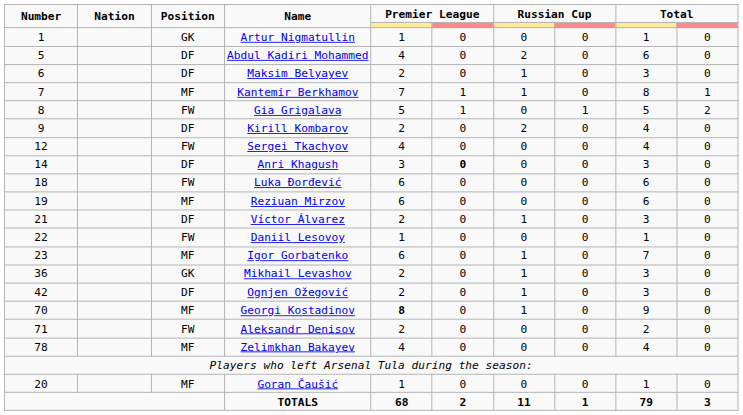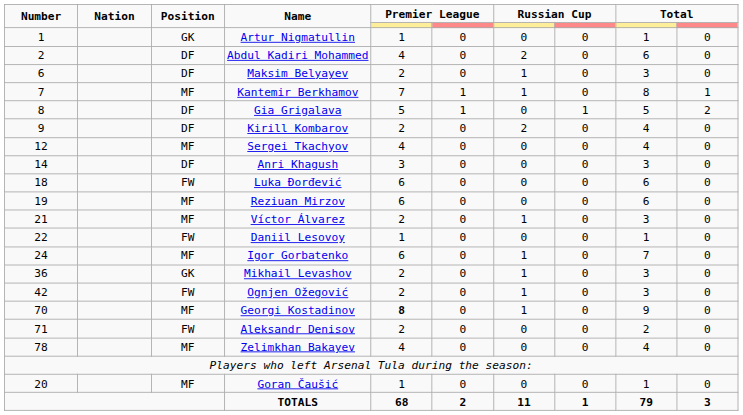(41, 55) 5 -> (41, 55) 2
(188, 110) FW -> (188, 110) DF
(188, 146) FW -> (188, 146) MF
(463, 165) bold -> (463, 165) normal
(188, 219) DF -> (188, 219) MF
(41, 256) 23 -> (41, 256) 24
(188, 292) DF -> (188, 292) FW
